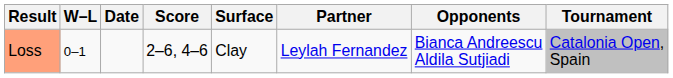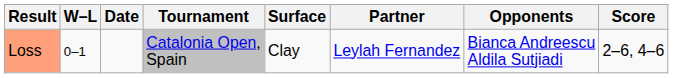columns swapped: (607, 17) <-> (177, 17)
